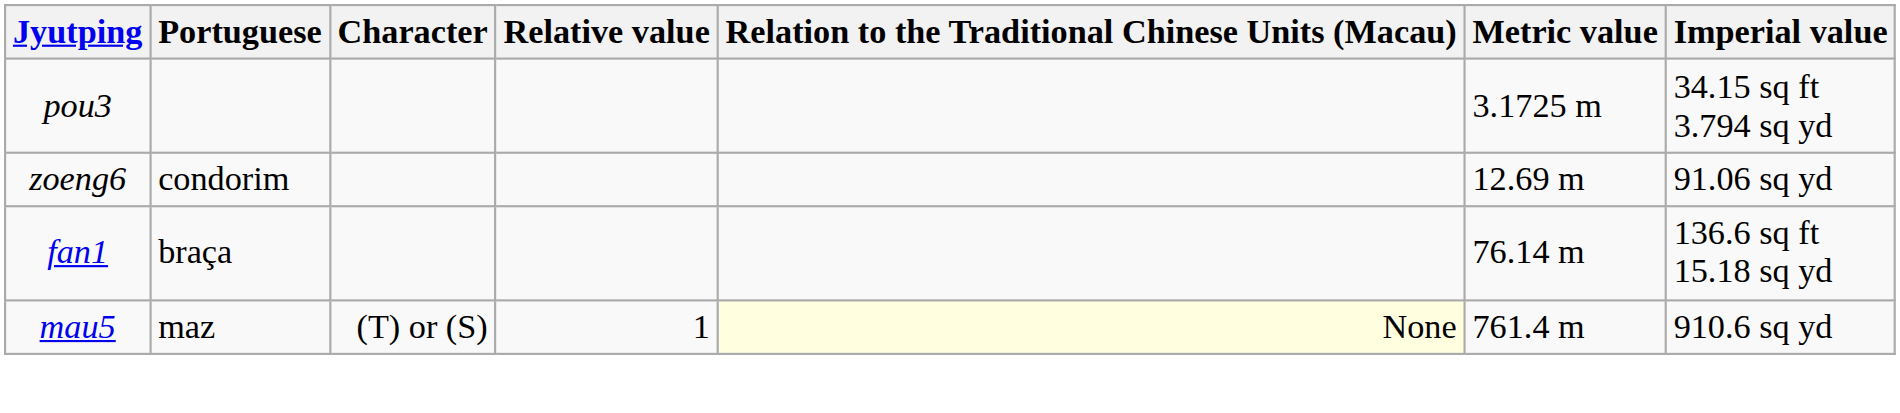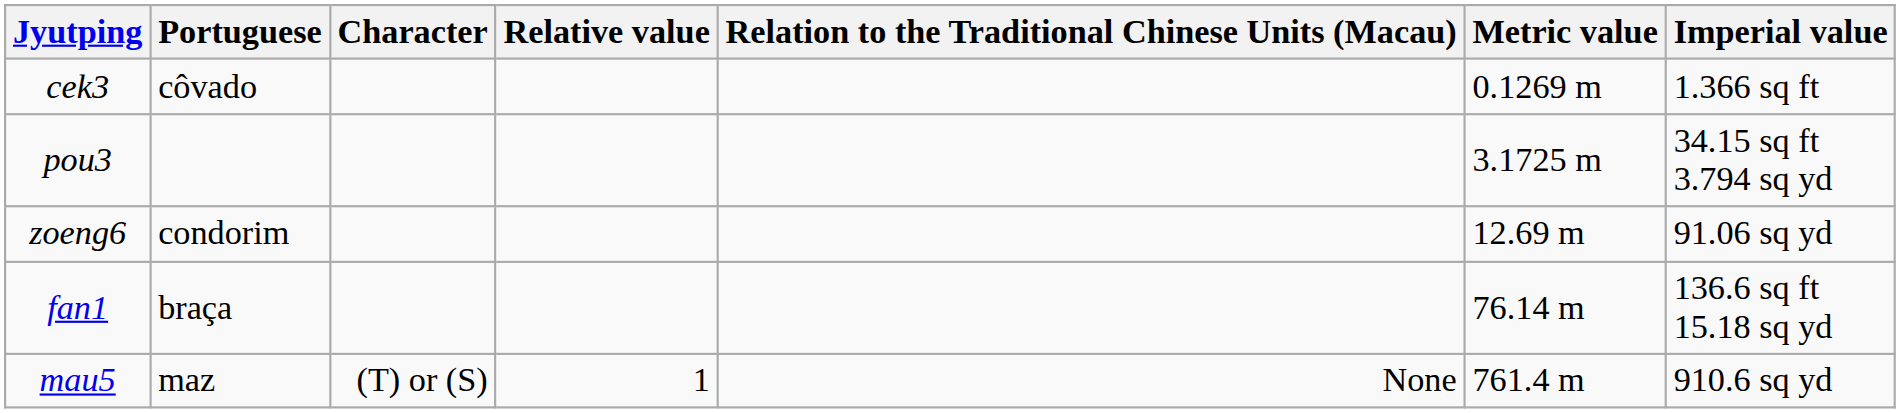+ row: (78, 85)
(1420, 325) lightyellow background -> (1420, 380) no background
